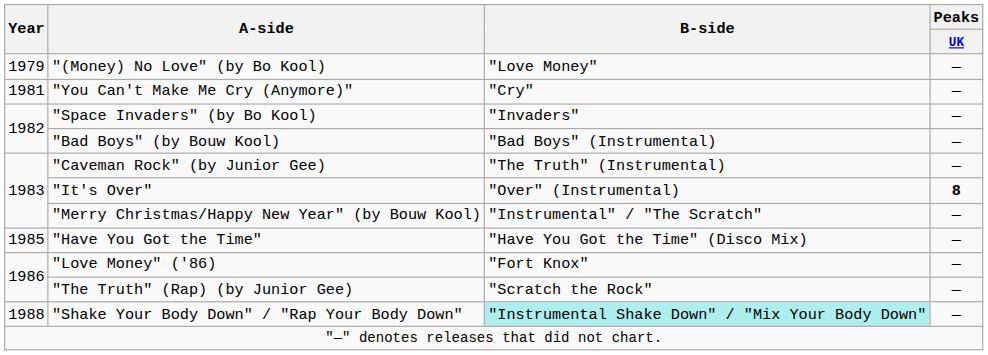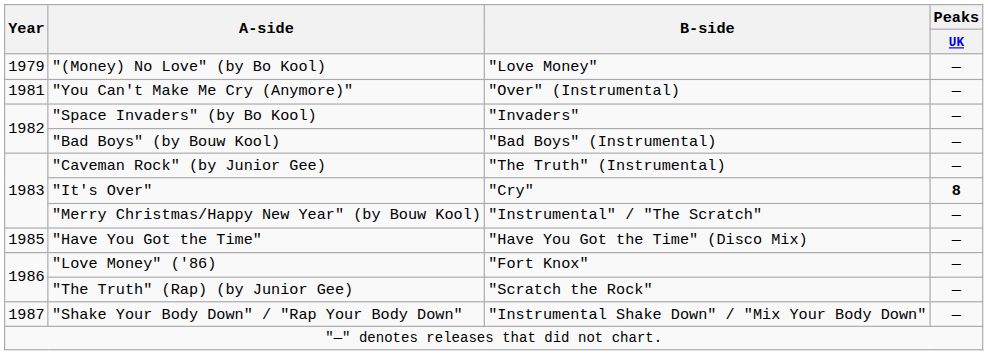(511, 91) "Cry" -> (584, 91) "Over" (Instrumental)
(584, 191) "Over" (Instrumental) -> (511, 191) "Cry"
(26, 314) 1988 -> (26, 314) 1987
(707, 314) paleturquoise background -> (707, 314) no background
